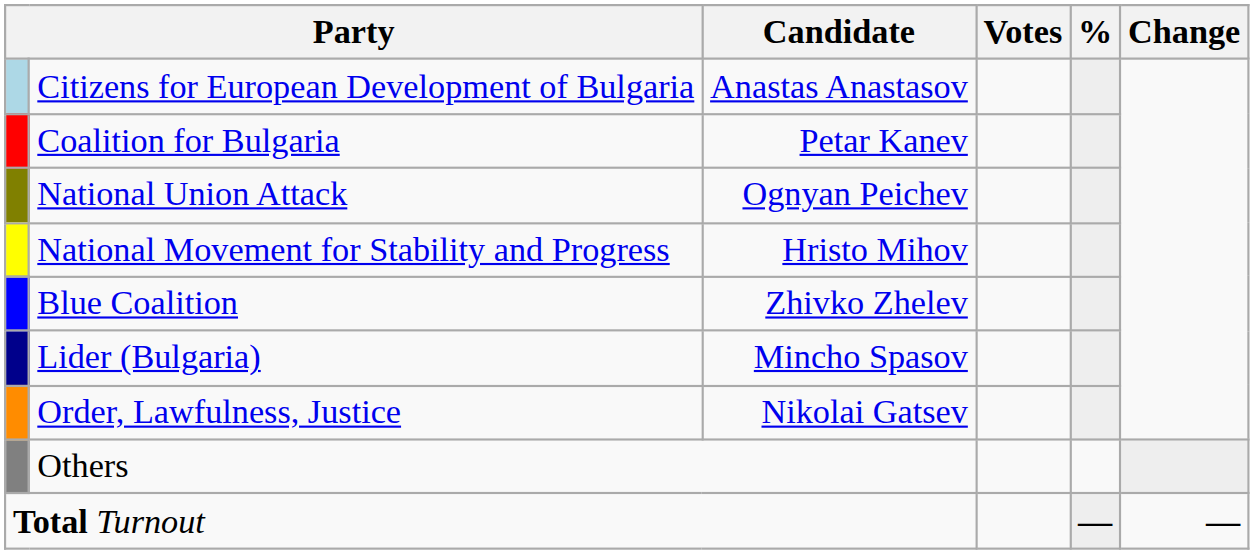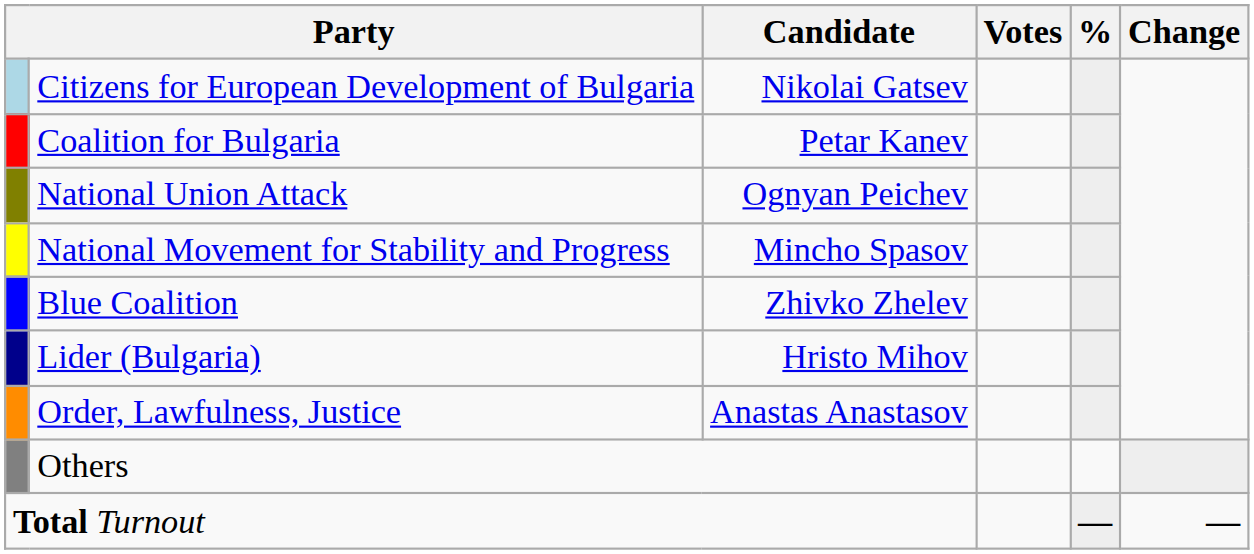(839, 85) Anastas Anastasov -> (865, 85) Nikolai Gatsev
(875, 248) Hristo Mihov -> (861, 248) Mincho Spasov
(861, 357) Mincho Spasov -> (875, 357) Hristo Mihov
(865, 411) Nikolai Gatsev -> (839, 411) Anastas Anastasov
